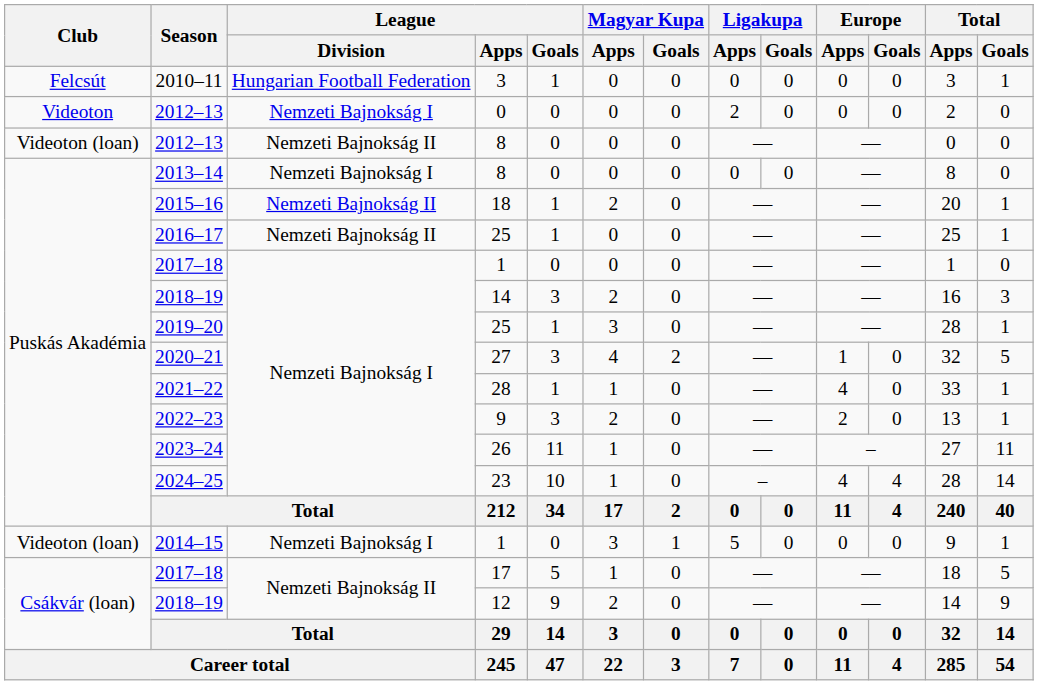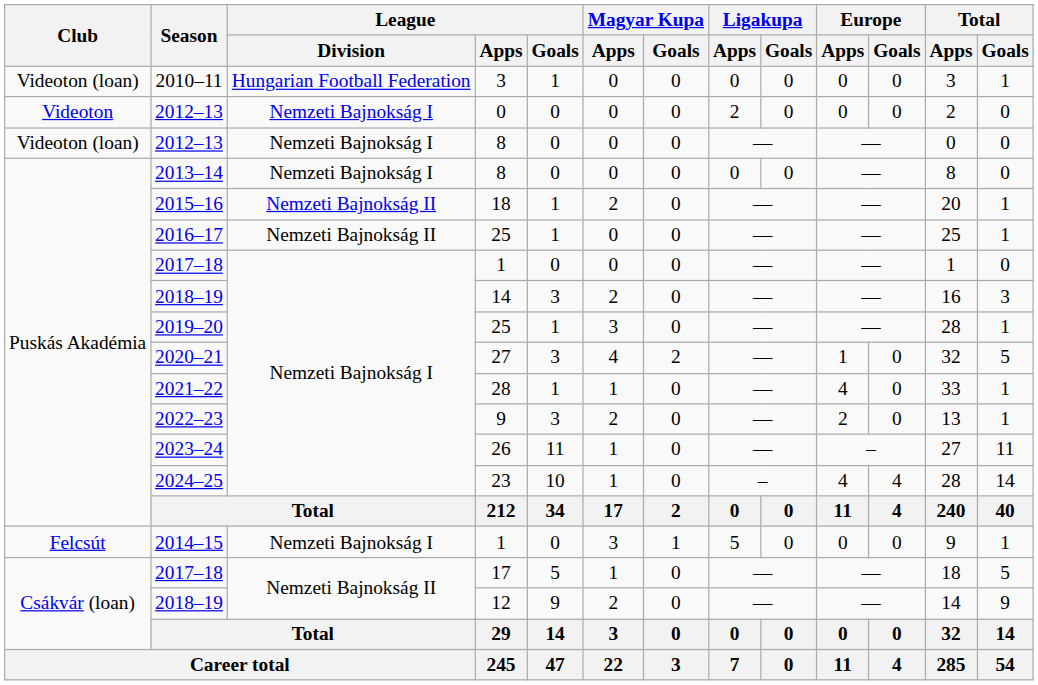(78, 81) Felcsút -> (78, 81) Videoton (loan)
(351, 142) Nemzeti Bajnokság II -> (351, 142) Nemzeti Bajnokság I
(78, 541) Videoton (loan) -> (78, 541) Felcsút
